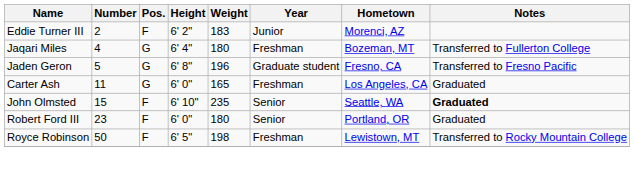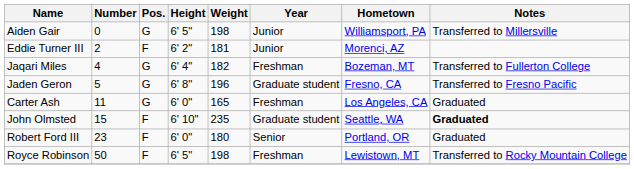+ row: (33, 31)
(220, 31) 183 -> (220, 48) 181
(220, 48) 180 -> (220, 66) 182
(269, 102) Senior -> (296, 119) Graduate student
